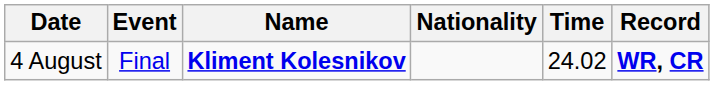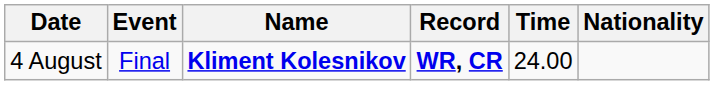columns swapped: (477, 23) <-> (660, 23)
(577, 60) 24.02 -> (543, 60) 24.00
